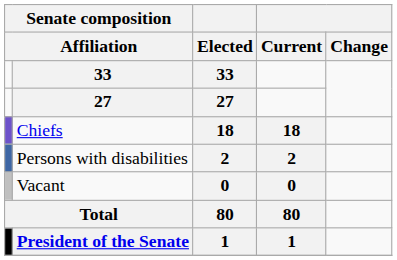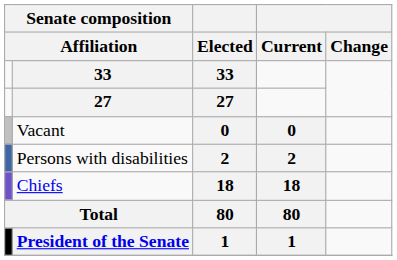rows swapped: (40, 130) <-> (41, 185)
